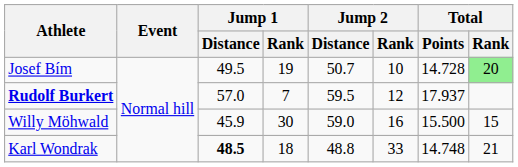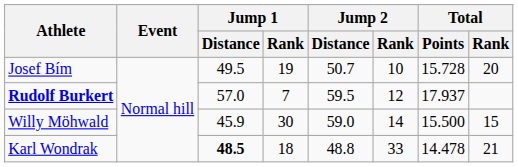(443, 70) 14.728 -> (443, 70) 15.728
(491, 70) lightgreen background -> (491, 70) no background
(395, 122) 16 -> (395, 122) 14
(443, 148) 14.748 -> (443, 148) 14.478
